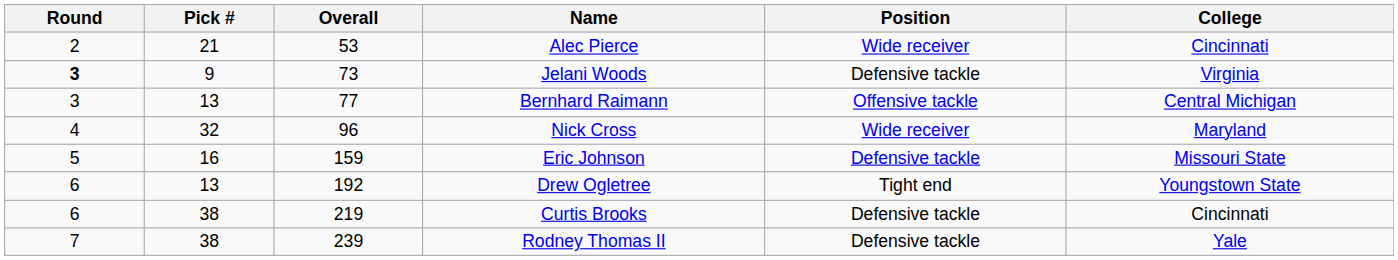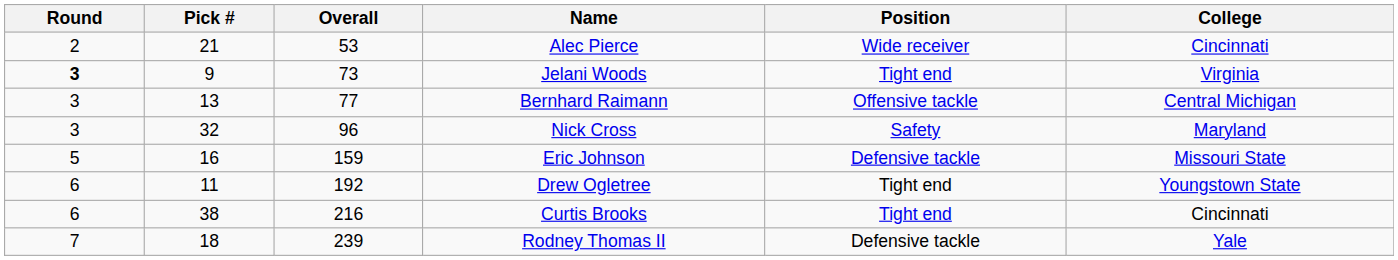(915, 74) Defensive tackle -> (915, 74) Tight end
(75, 130) 4 -> (75, 130) 3
(915, 130) Wide receiver -> (915, 130) Safety
(209, 185) 13 -> (209, 185) 11
(348, 213) 219 -> (348, 213) 216
(915, 213) Defensive tackle -> (915, 213) Tight end
(209, 241) 38 -> (209, 241) 18
